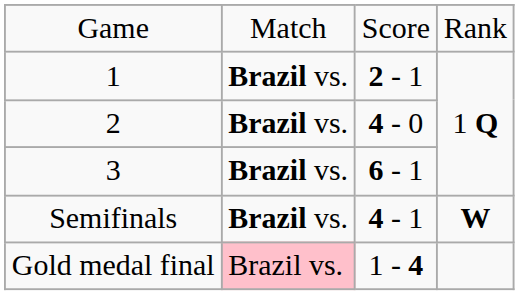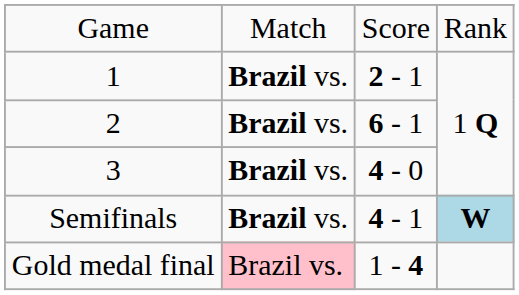(396, 123) 4 - 0 -> (396, 123) 6 - 1
(396, 170) 6 - 1 -> (396, 170) 4 - 0
(475, 218) no background -> (475, 218) lightblue background
